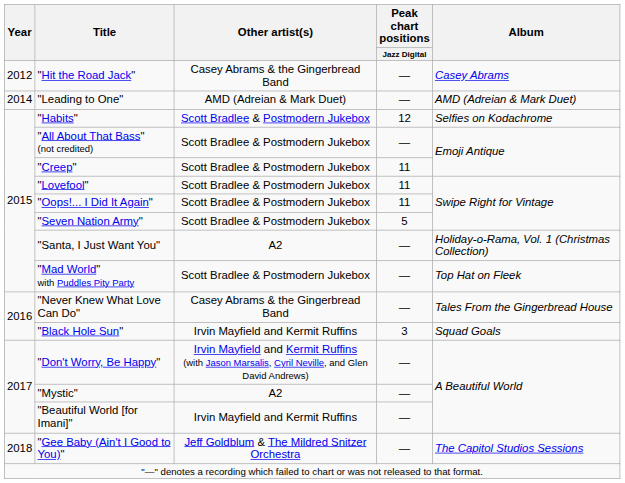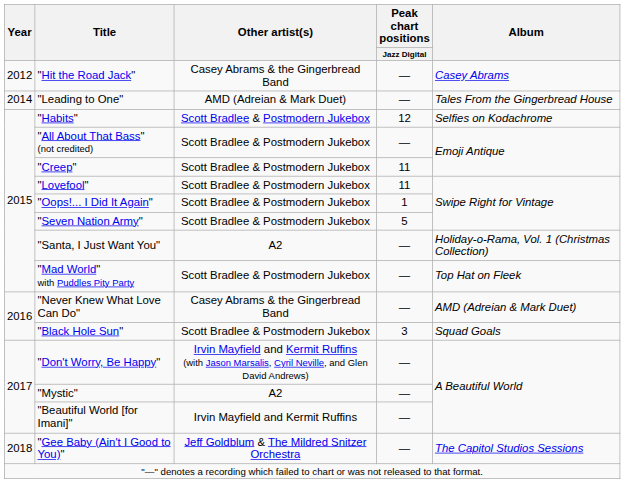(506, 100) AMD (Adreian & Mark Duet) -> (524, 100) Tales From the Gingerbread House
(404, 203) 11 -> (404, 203) 1
(524, 307) Tales From the Gingerbread House -> (506, 307) AMD (Adreian & Mark Duet)
(275, 331) Irvin Mayfield and Kermit Ruffins -> (275, 331) Scott Bradlee & Postmodern Jukebox
